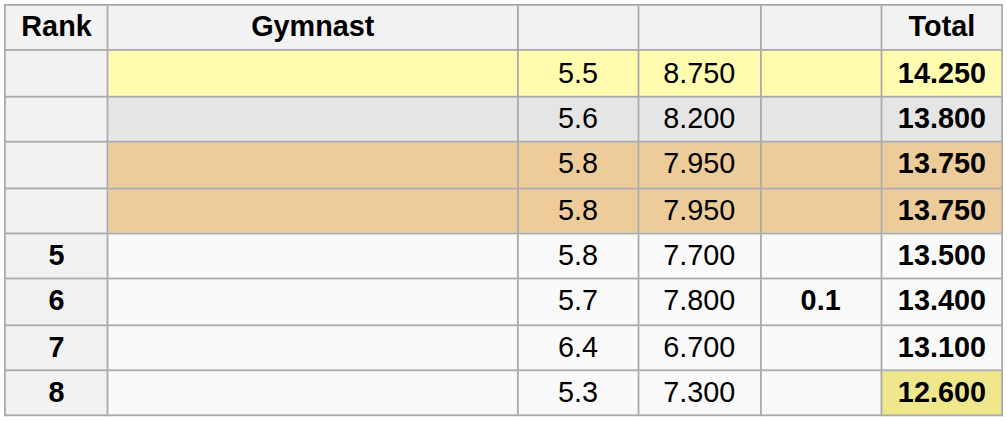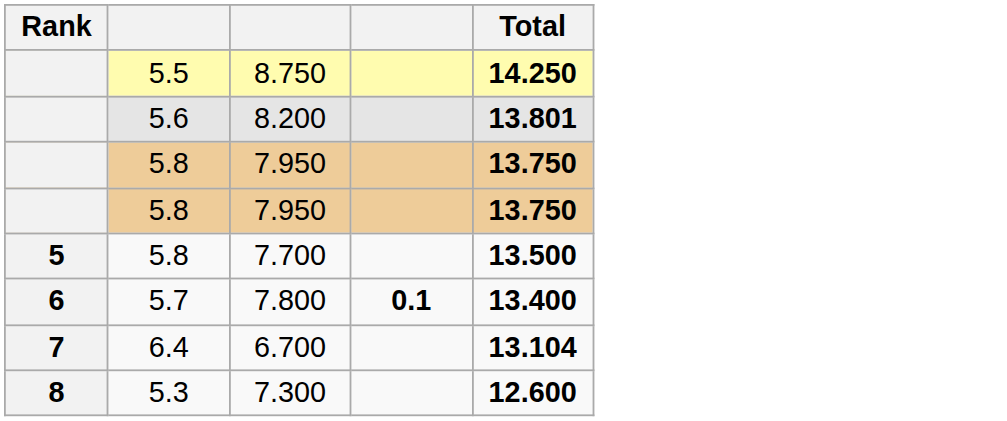- column: (313, 27)
(942, 118) 13.800 -> (533, 118) 13.801
(942, 347) 13.100 -> (533, 347) 13.104
(942, 392) khaki background -> (533, 392) no background
